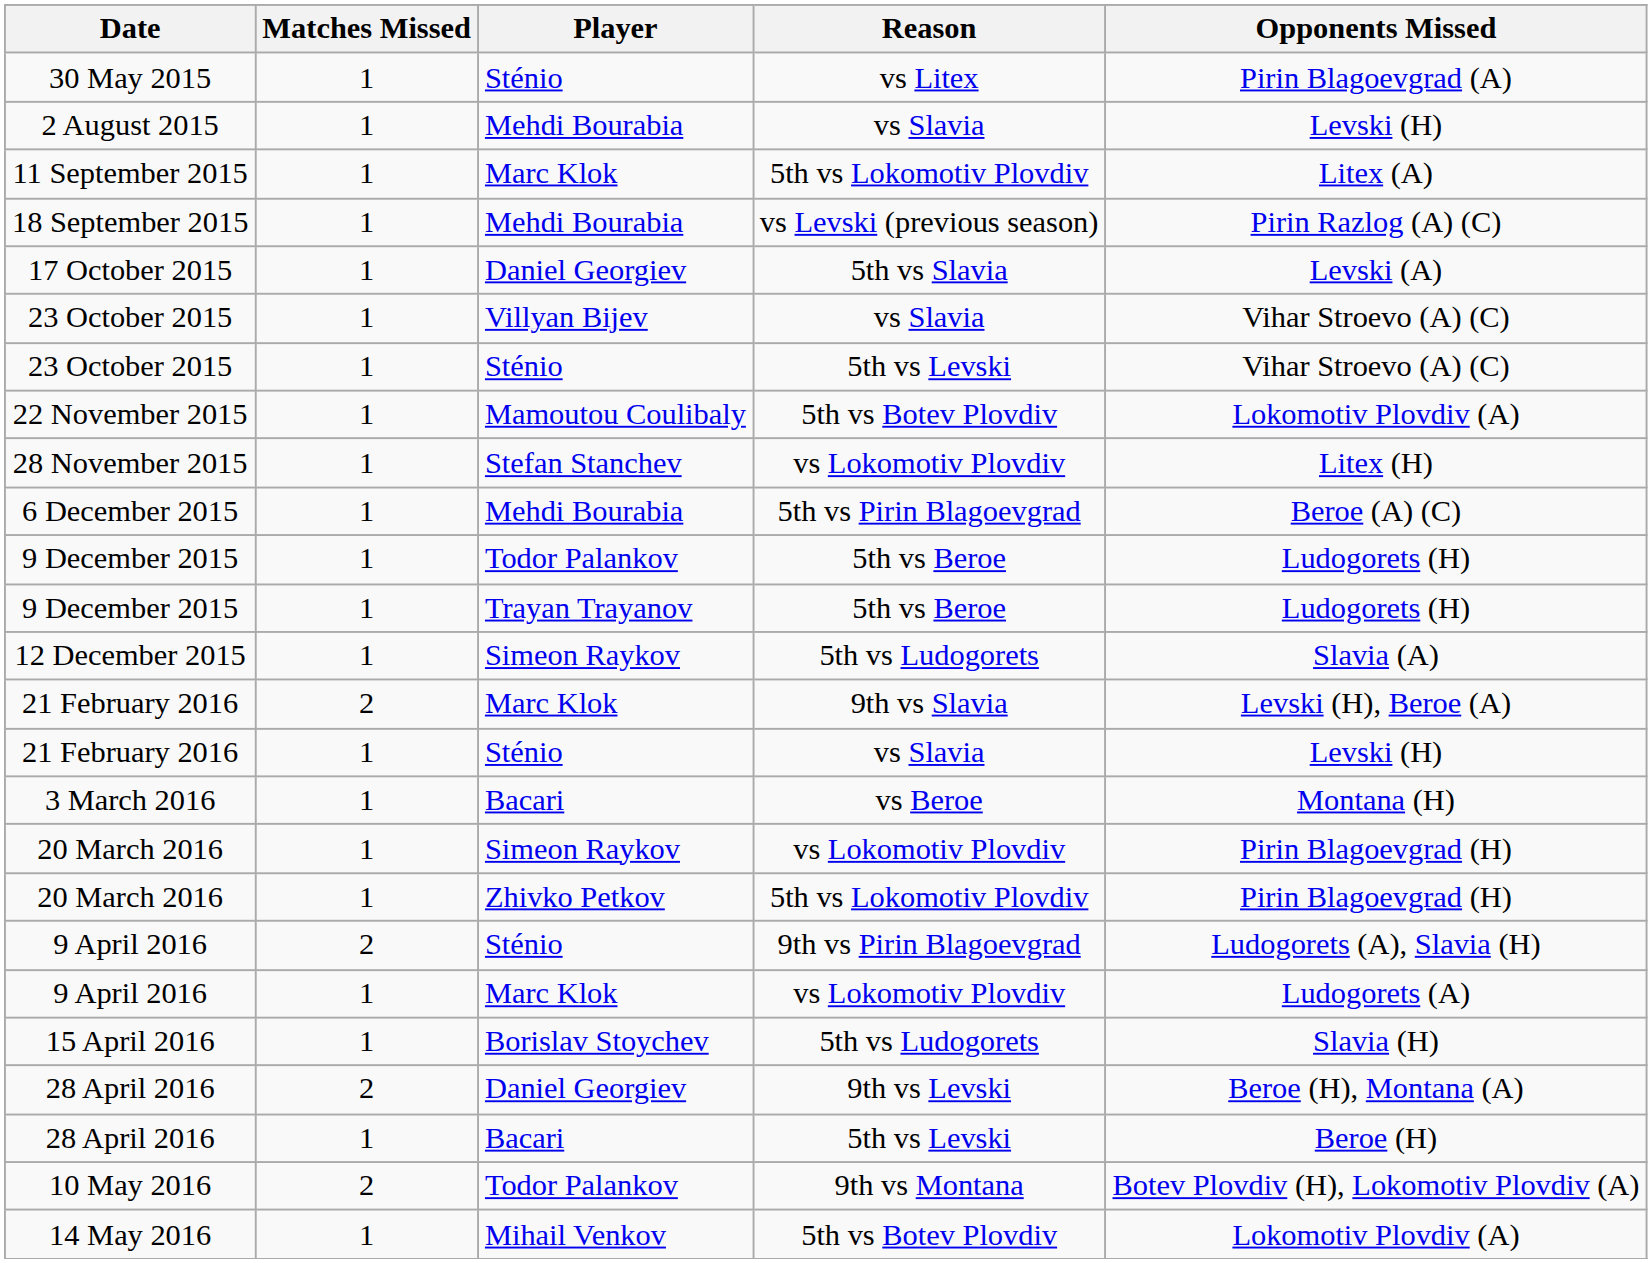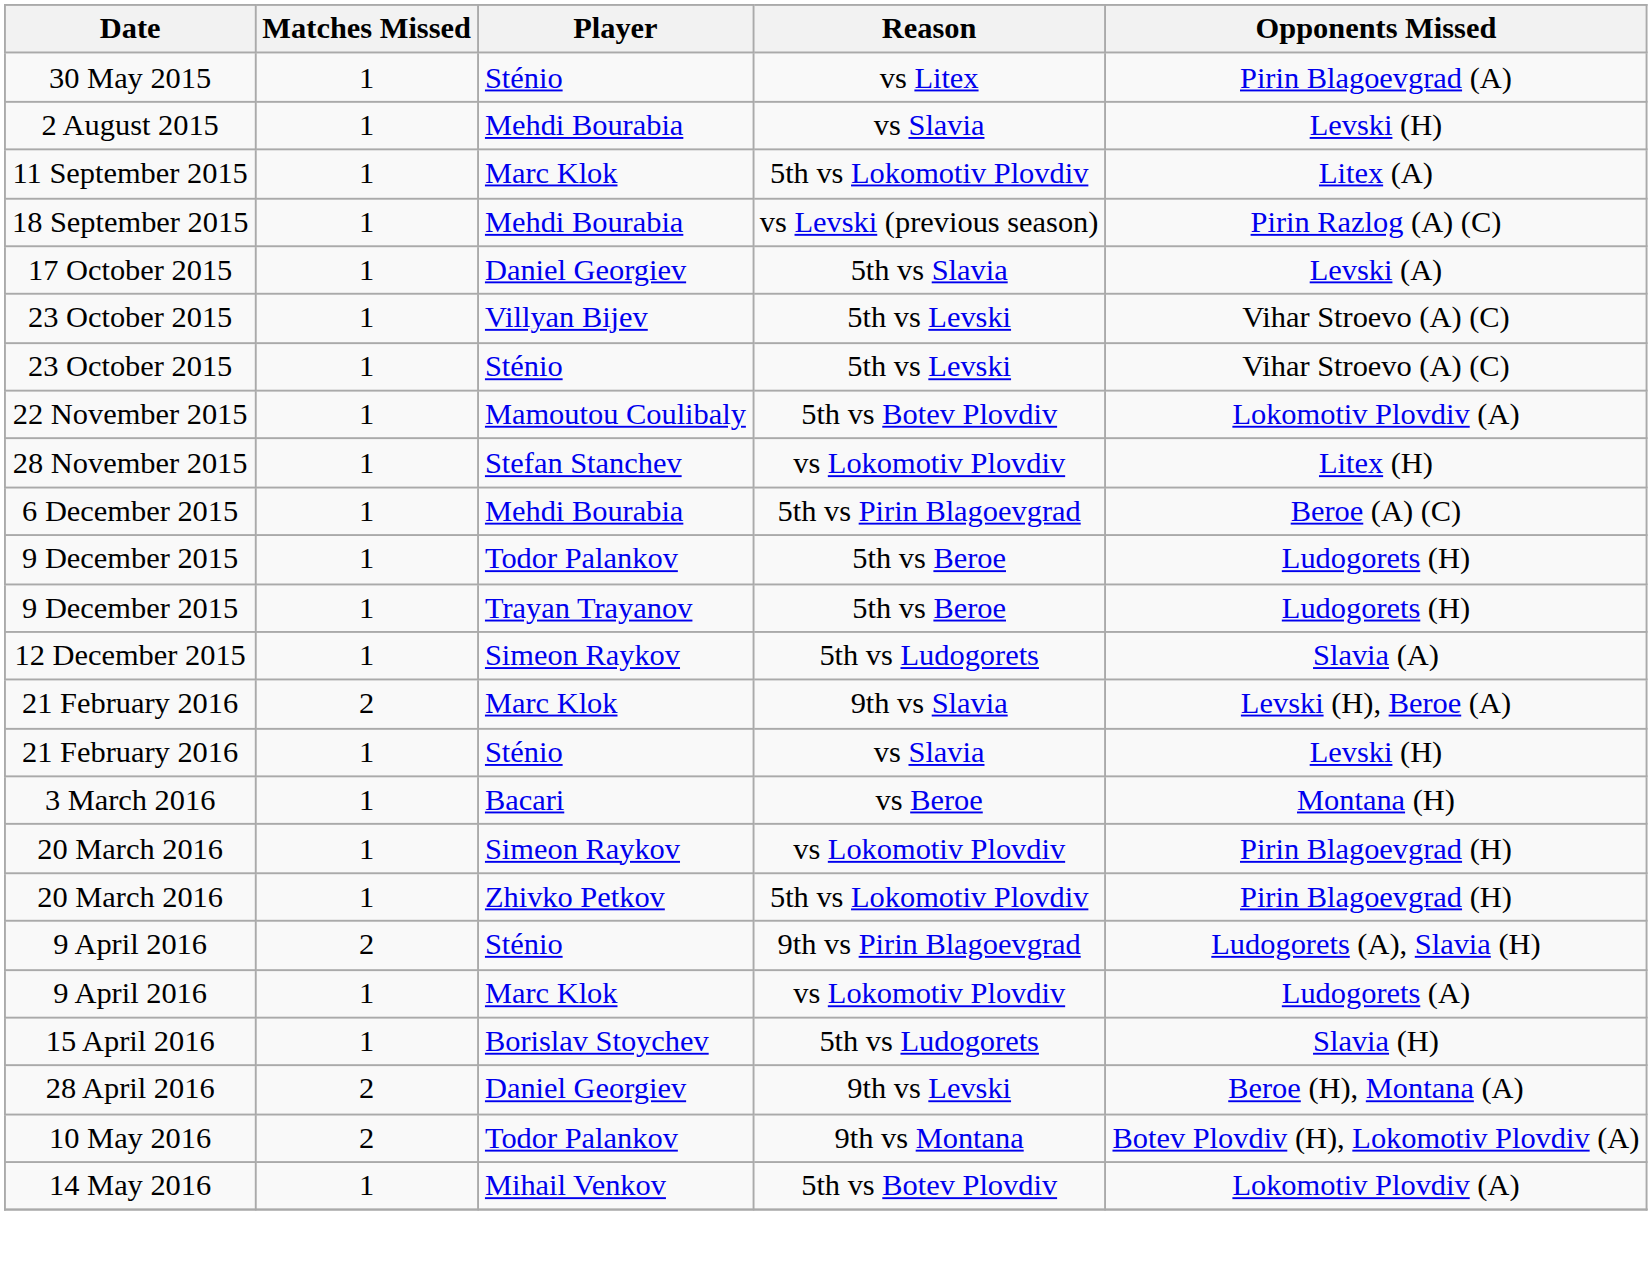(929, 317) vs Slavia -> (929, 317) 5th vs Levski
- row: (130, 1137)
